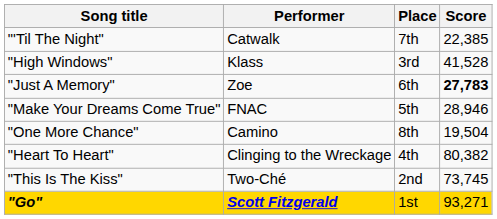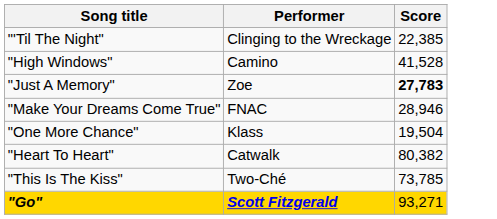- column: (417, 16)
(253, 39) Catwalk -> (309, 39) Clinging to the Wreckage
(245, 62) Klass -> (253, 62) Camino
(253, 132) Camino -> (245, 132) Klass
(309, 156) Clinging to the Wreckage -> (253, 156) Catwalk
(466, 179) 73,745 -> (421, 179) 73,785
